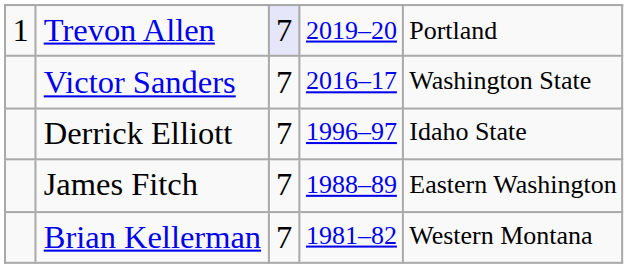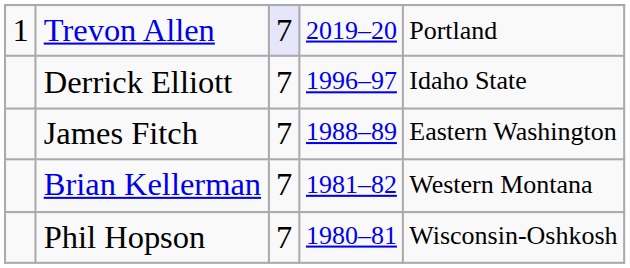- row: (140, 81)
+ row: (124, 236)
